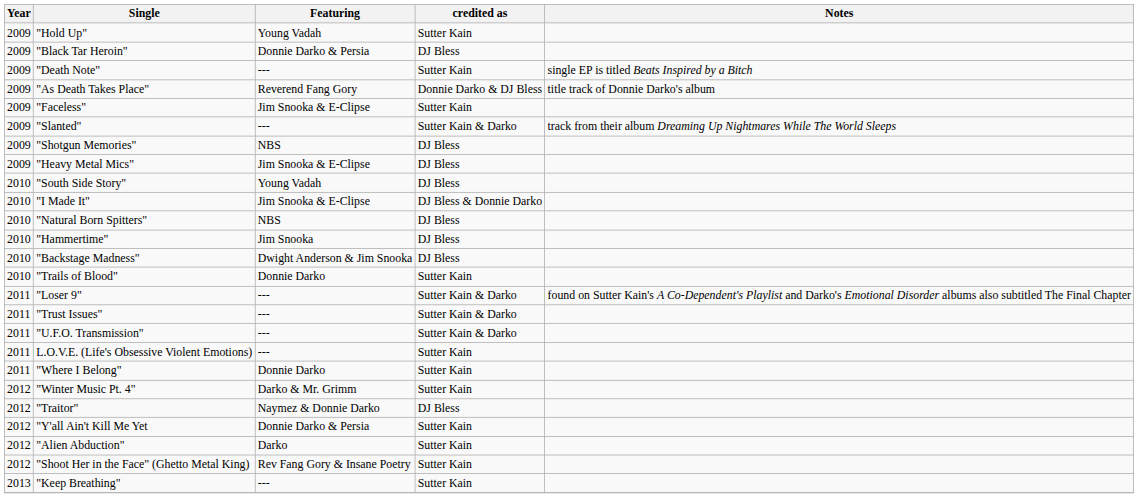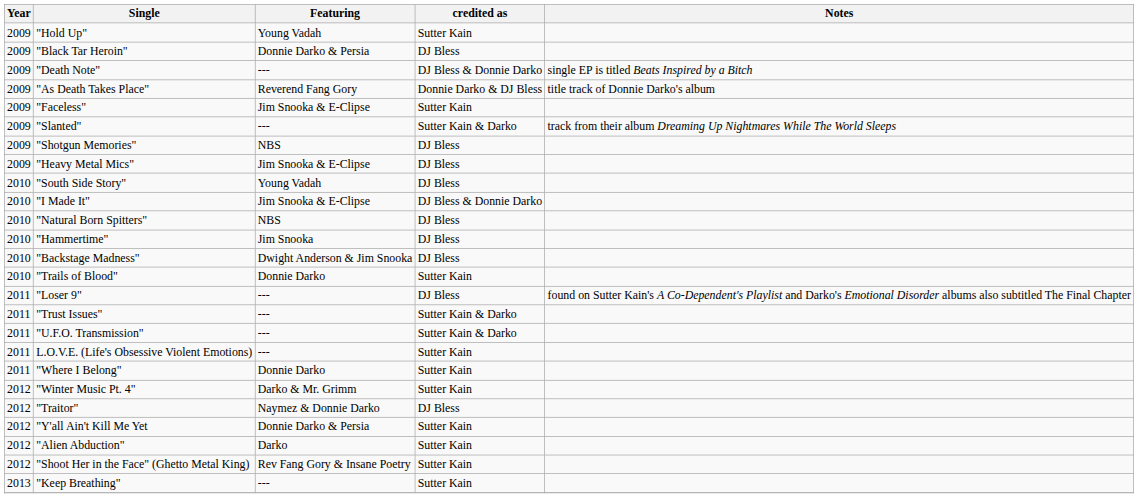(445, 70) Sutter Kain -> (480, 70) DJ Bless & Donnie Darko
(467, 295) Sutter Kain & Darko -> (439, 295) DJ Bless
